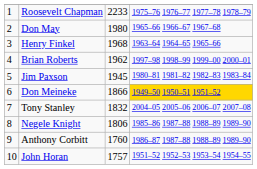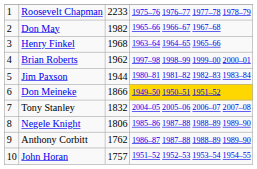(118, 28) 1980 -> (118, 28) 1982
(118, 76) 1945 -> (118, 76) 1944
(118, 140) 1760 -> (118, 140) 1762
